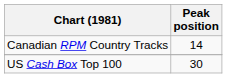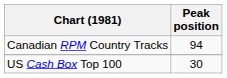(196, 45) 14 -> (196, 45) 94
